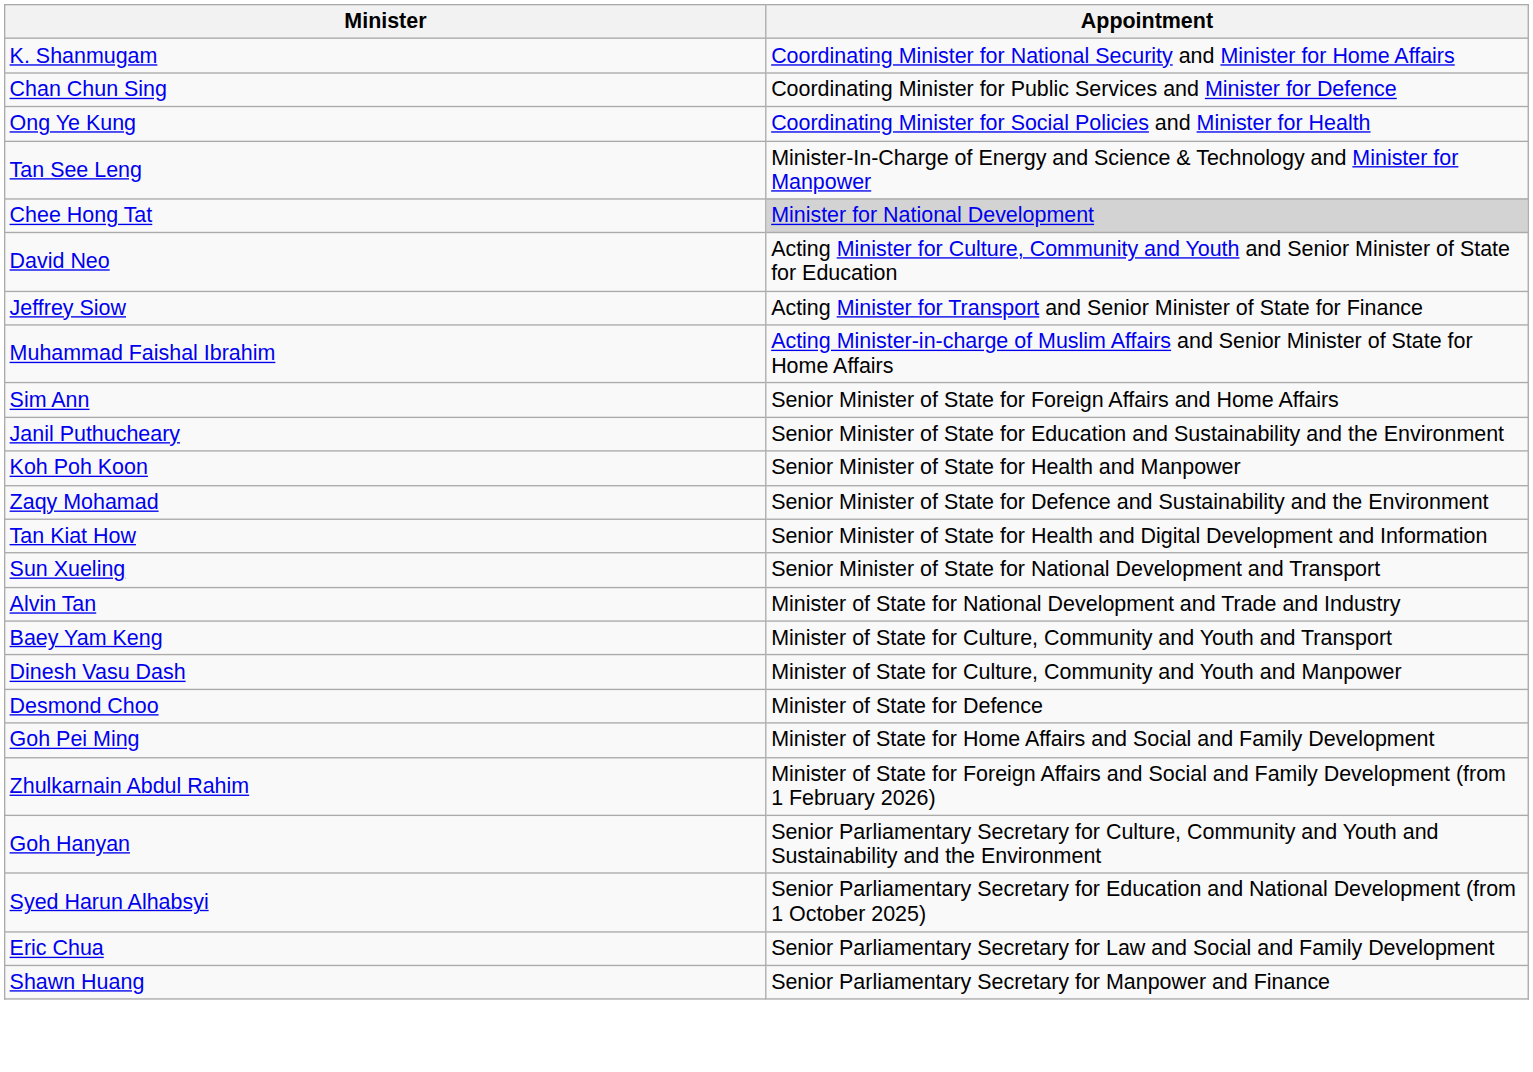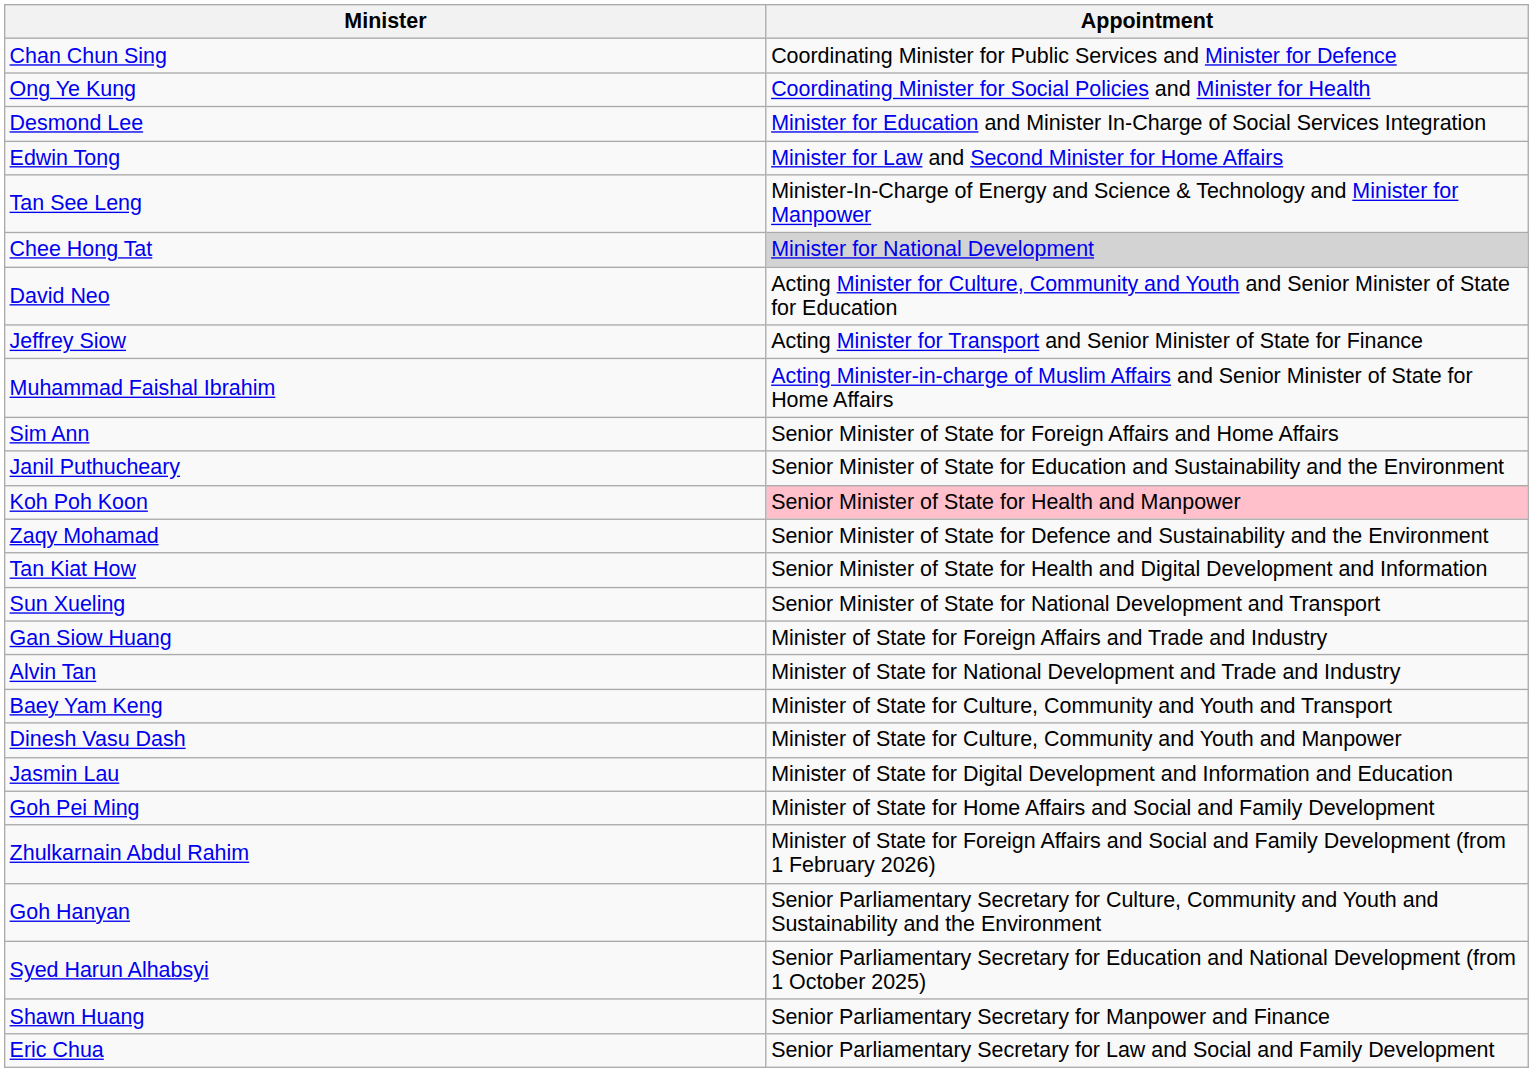- row: (83, 55)
+ row: (76, 123)
+ row: (65, 157)
(1006, 467) no background -> (1006, 501) pink background
+ row: (91, 637)
- row: (84, 705)
+ row: (64, 773)
rows swapped: (57, 948) <-> (77, 982)
